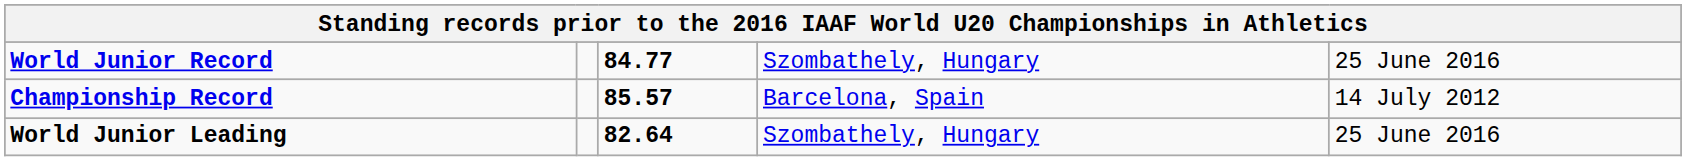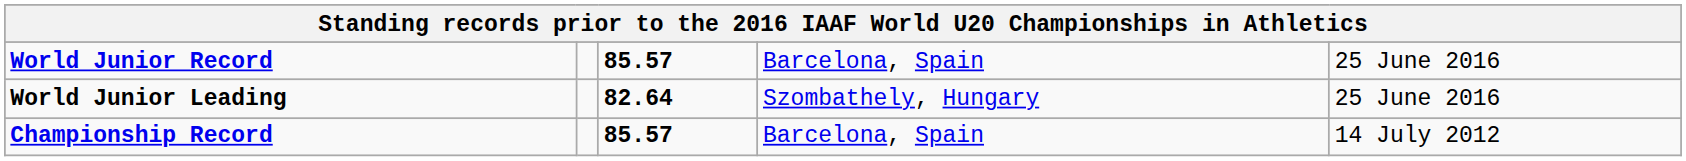(638, 61) 84.77 -> (638, 61) 85.57
(901, 61) Szombathely, Hungary -> (873, 61) Barcelona, Spain
rows swapped: (142, 99) <-> (148, 136)
